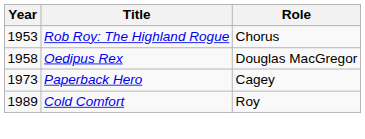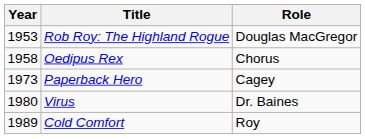(257, 36) Chorus -> (296, 36) Douglas MacGregor
(296, 58) Douglas MacGregor -> (257, 58) Chorus
+ row: (59, 101)
